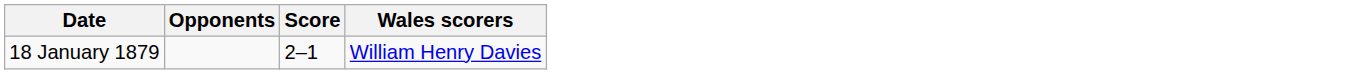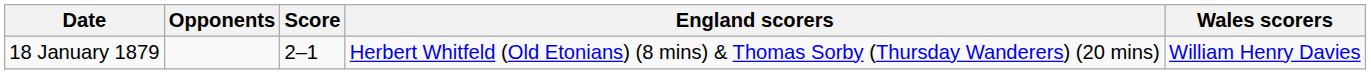+ column: (755, 20)
